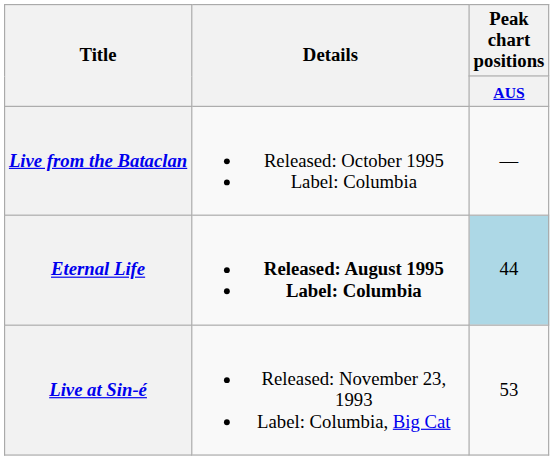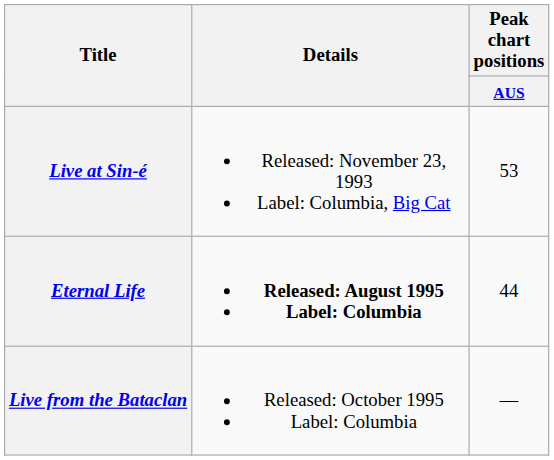rows swapped: (98, 389) <-> (98, 160)
(509, 269) lightblue background -> (509, 290) no background
